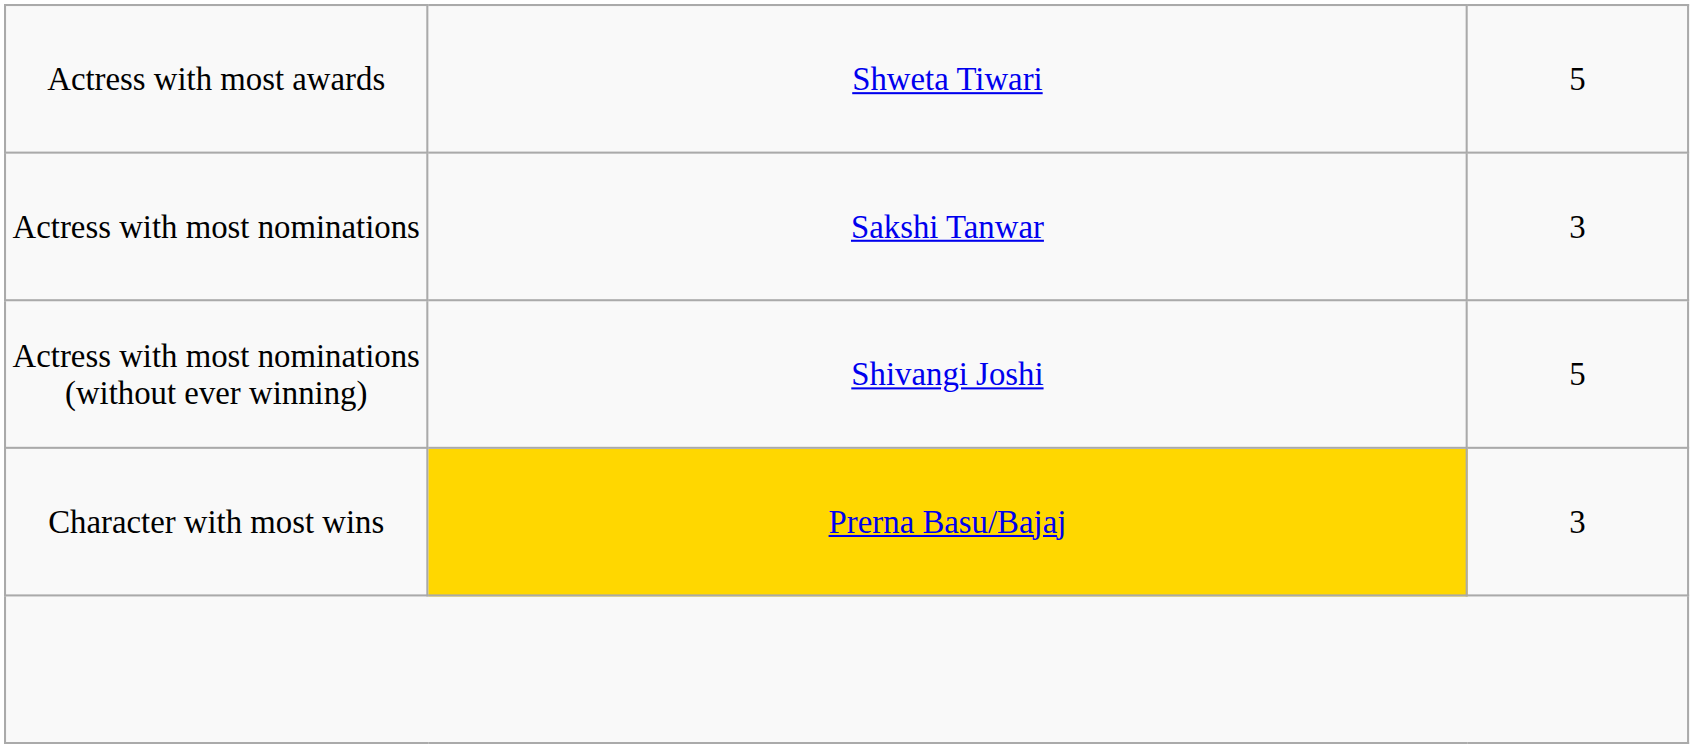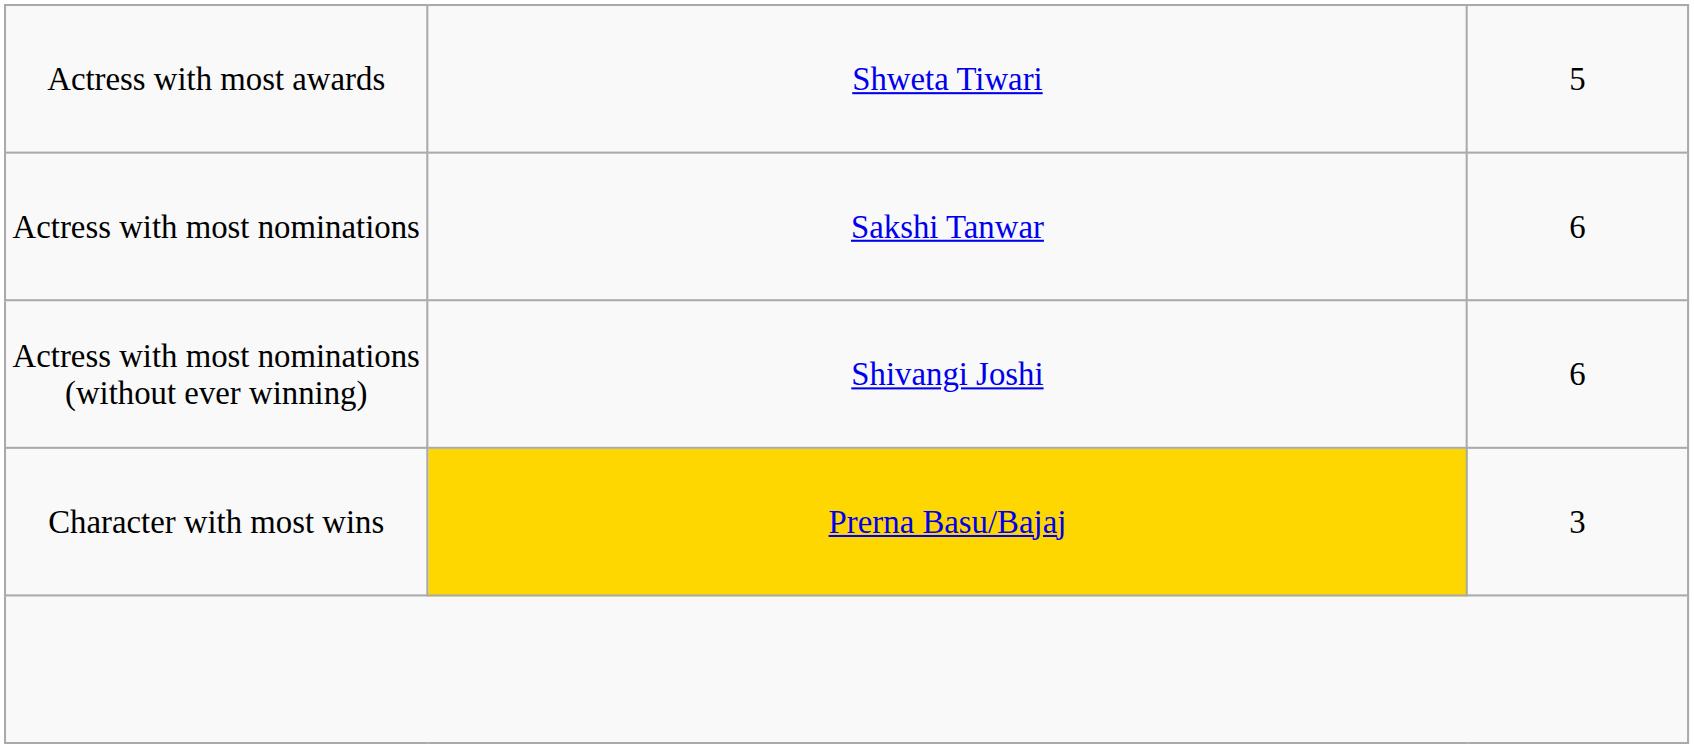(1578, 225) 3 -> (1578, 225) 6
(1578, 373) 5 -> (1578, 373) 6
